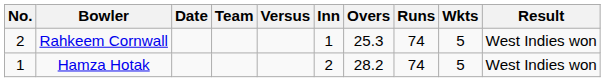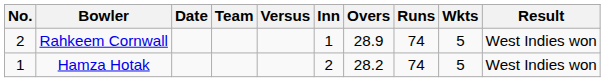(369, 40) 25.3 -> (369, 40) 28.9
